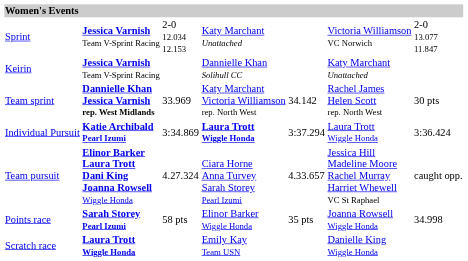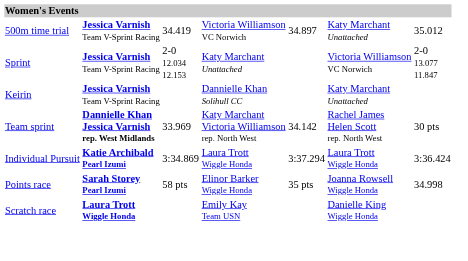+ row: (37, 31)
(228, 132) bold -> (227, 158) normal
- row: (32, 176)
